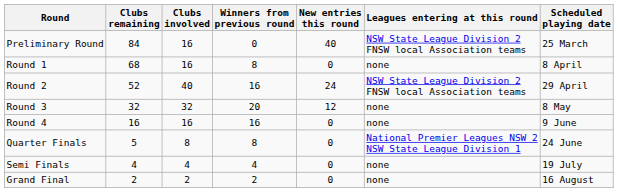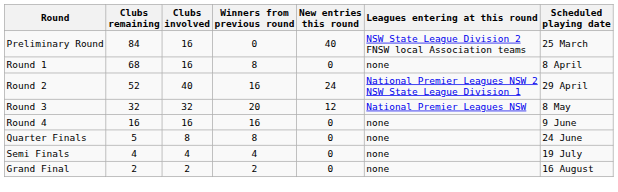(446, 86) NSW State League Division 2 FNSW local Association teams -> (452, 86) National Premier Leagues NSW 2 NSW State League Division 1
(378, 107) none -> (446, 107) National Premier Leagues NSW
(452, 143) National Premier Leagues NSW 2 NSW State League Division 1 -> (378, 138) none
